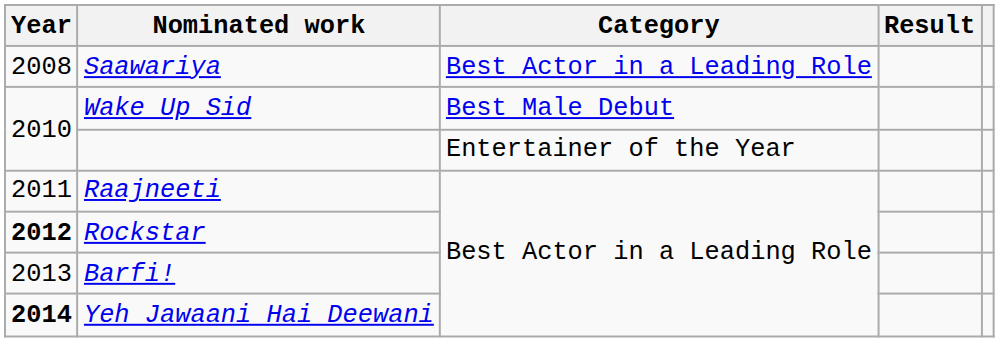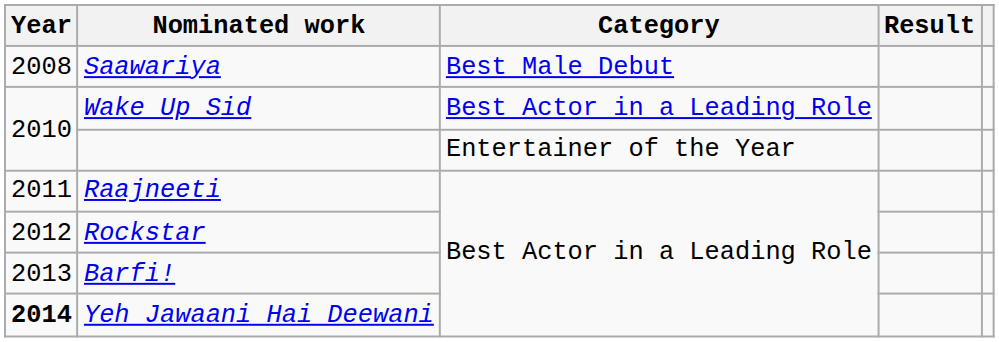(659, 67) Best Actor in a Leading Role -> (560, 67) Best Male Debut
(560, 108) Best Male Debut -> (659, 108) Best Actor in a Leading Role
(41, 232) bold -> (41, 232) normal
